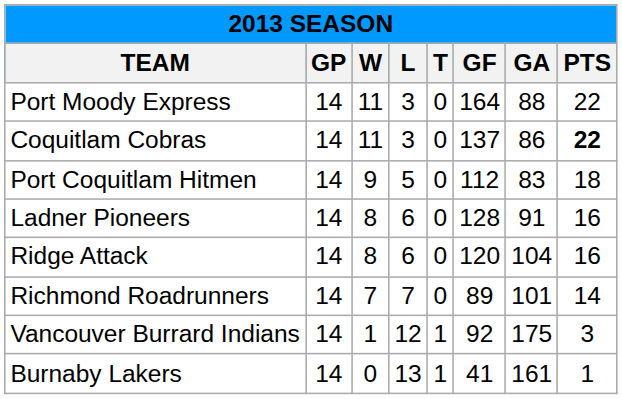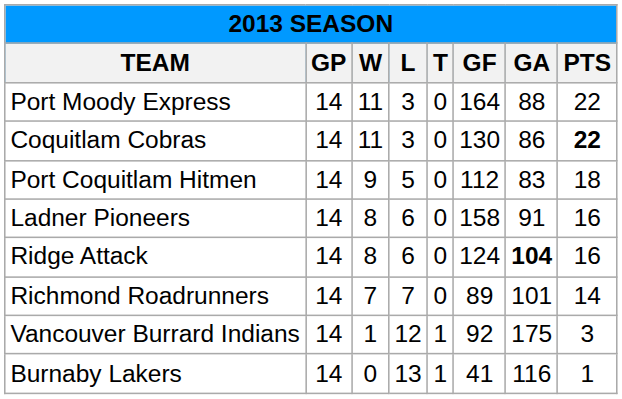(480, 140) 137 -> (480, 140) 130
(480, 218) 128 -> (480, 218) 158
(480, 256) 120 -> (480, 256) 124
(532, 256) normal -> (532, 256) bold
(532, 373) 161 -> (532, 373) 116
